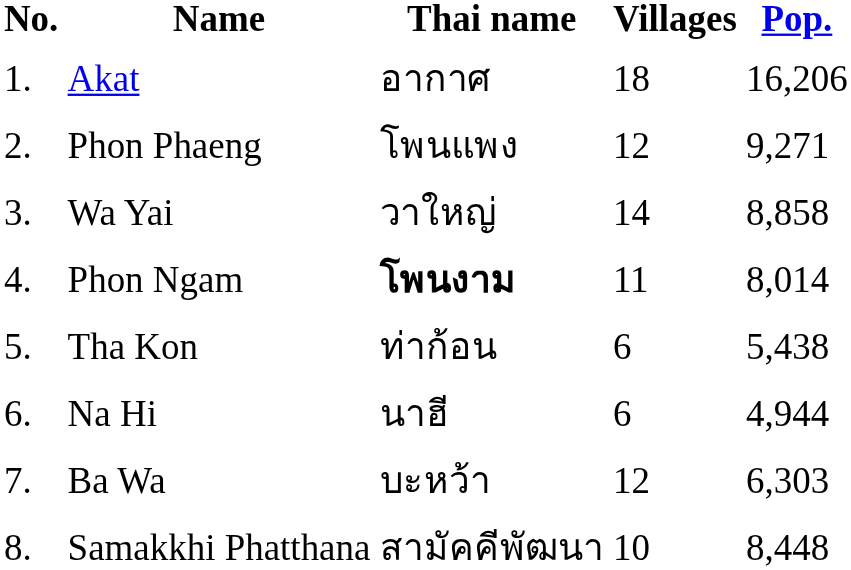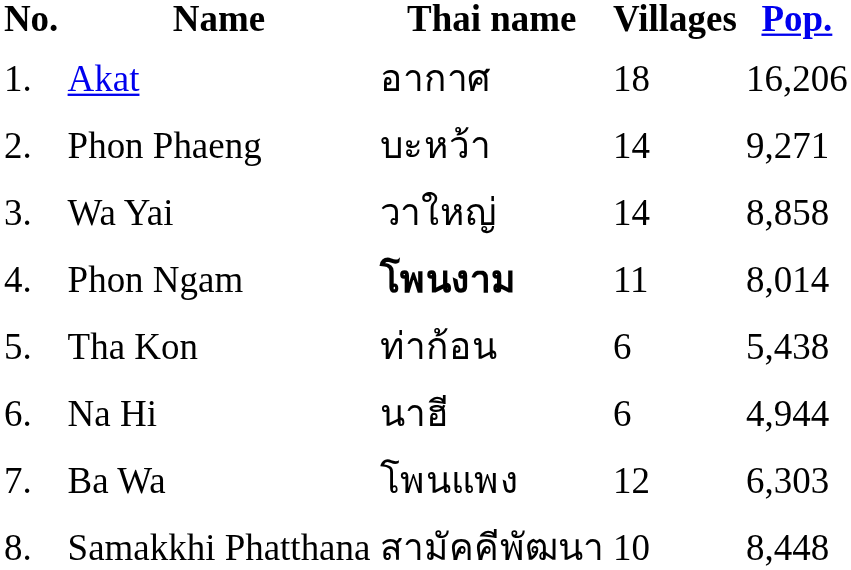(449, 146) โพนแพง -> (435, 146) บะหว้า
(631, 144) 12 -> (631, 144) 14
(435, 481) บะหว้า -> (449, 481) โพนแพง
